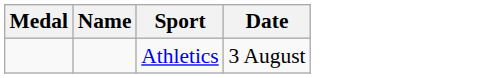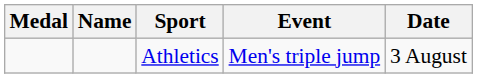+ column: (304, 21)
